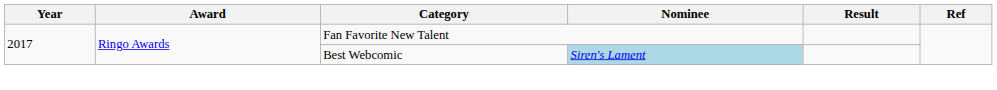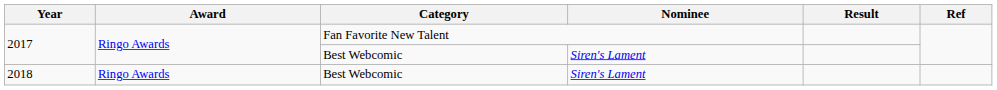(608, 54) lightblue background -> (608, 54) no background
+ row: (20, 74)
